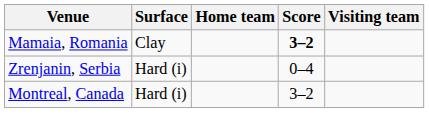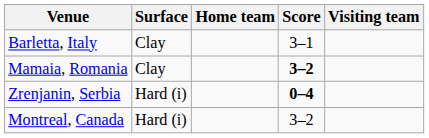+ row: (53, 42)
(301, 68) normal -> (301, 94) bold
